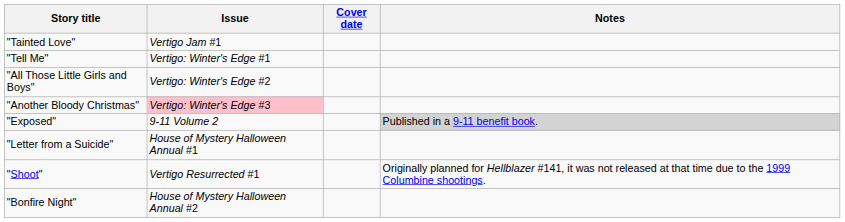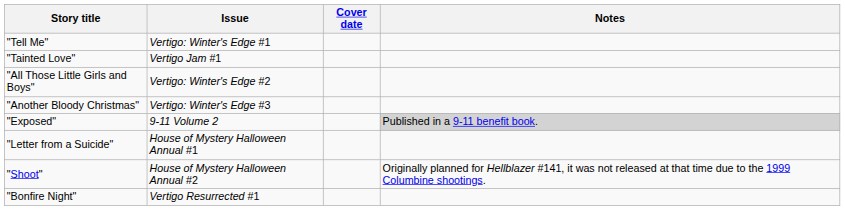rows swapped: (41, 42) <-> (28, 59)
(210, 105) pink background -> (210, 105) no background
(205, 174) Vertigo Resurrected #1 -> (218, 174) House of Mystery Halloween Annual #2
(218, 203) House of Mystery Halloween Annual #2 -> (205, 197) Vertigo Resurrected #1
